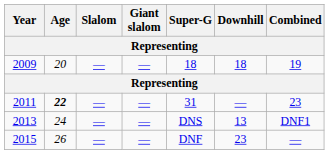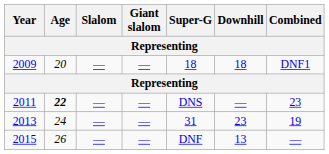(295, 64) 19 -> (295, 64) DNF1
(191, 102) 31 -> (191, 102) DNS
(191, 121) DNS -> (191, 121) 31
(241, 121) 13 -> (241, 121) 23
(295, 121) DNF1 -> (295, 121) 19
(241, 139) 23 -> (241, 139) 13
